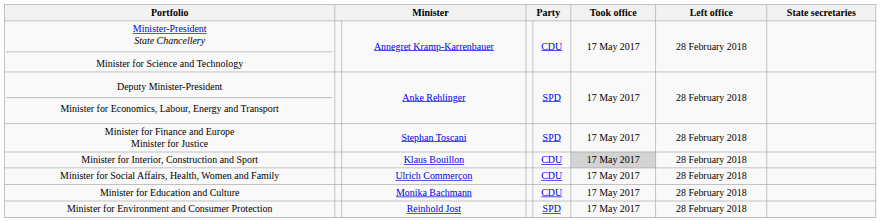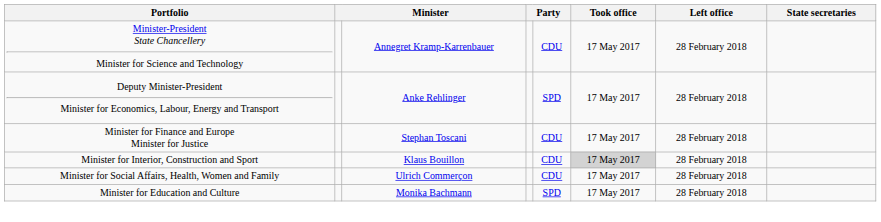(552, 138) SPD -> (552, 138) CDU
(552, 193) CDU -> (552, 193) SPD
- row: (170, 209)
